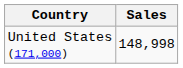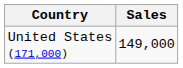(147, 45) 148,998 -> (147, 45) 149,000
